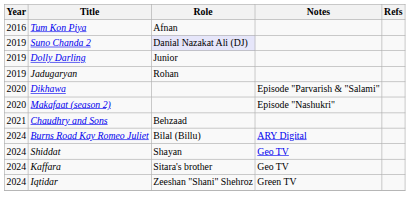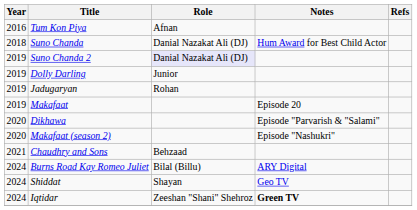+ row: (57, 43)
+ row: (49, 105)
- row: (46, 167)
(277, 182) normal -> (278, 197) bold
